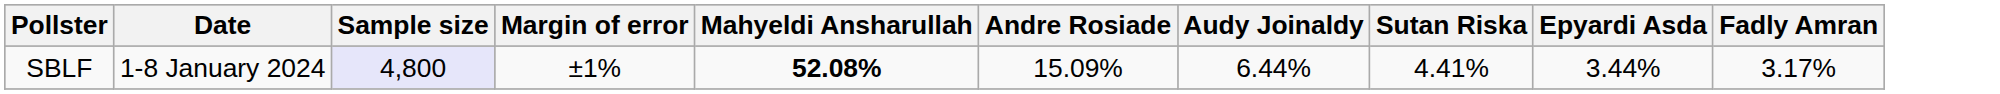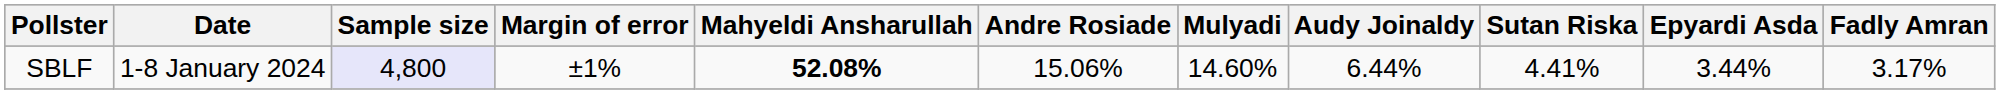+ column: (1233, 25)
(1078, 67) 15.09% -> (1078, 67) 15.06%
